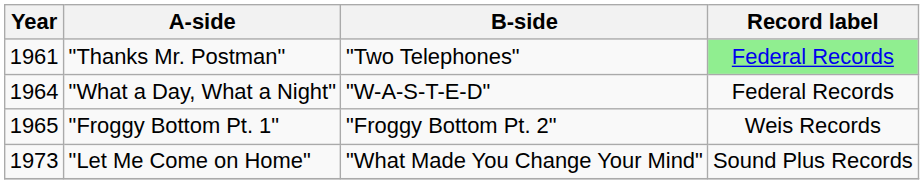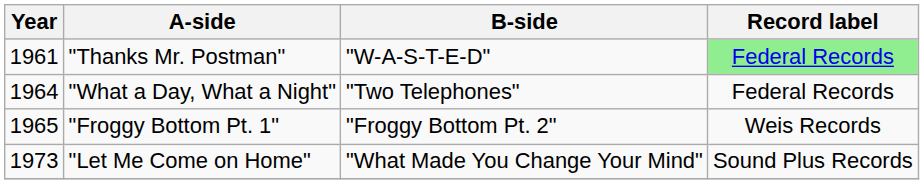(433, 56) "Two Telephones" -> (418, 56) "W-A-S-T-E-D"
(418, 91) "W-A-S-T-E-D" -> (433, 91) "Two Telephones"
